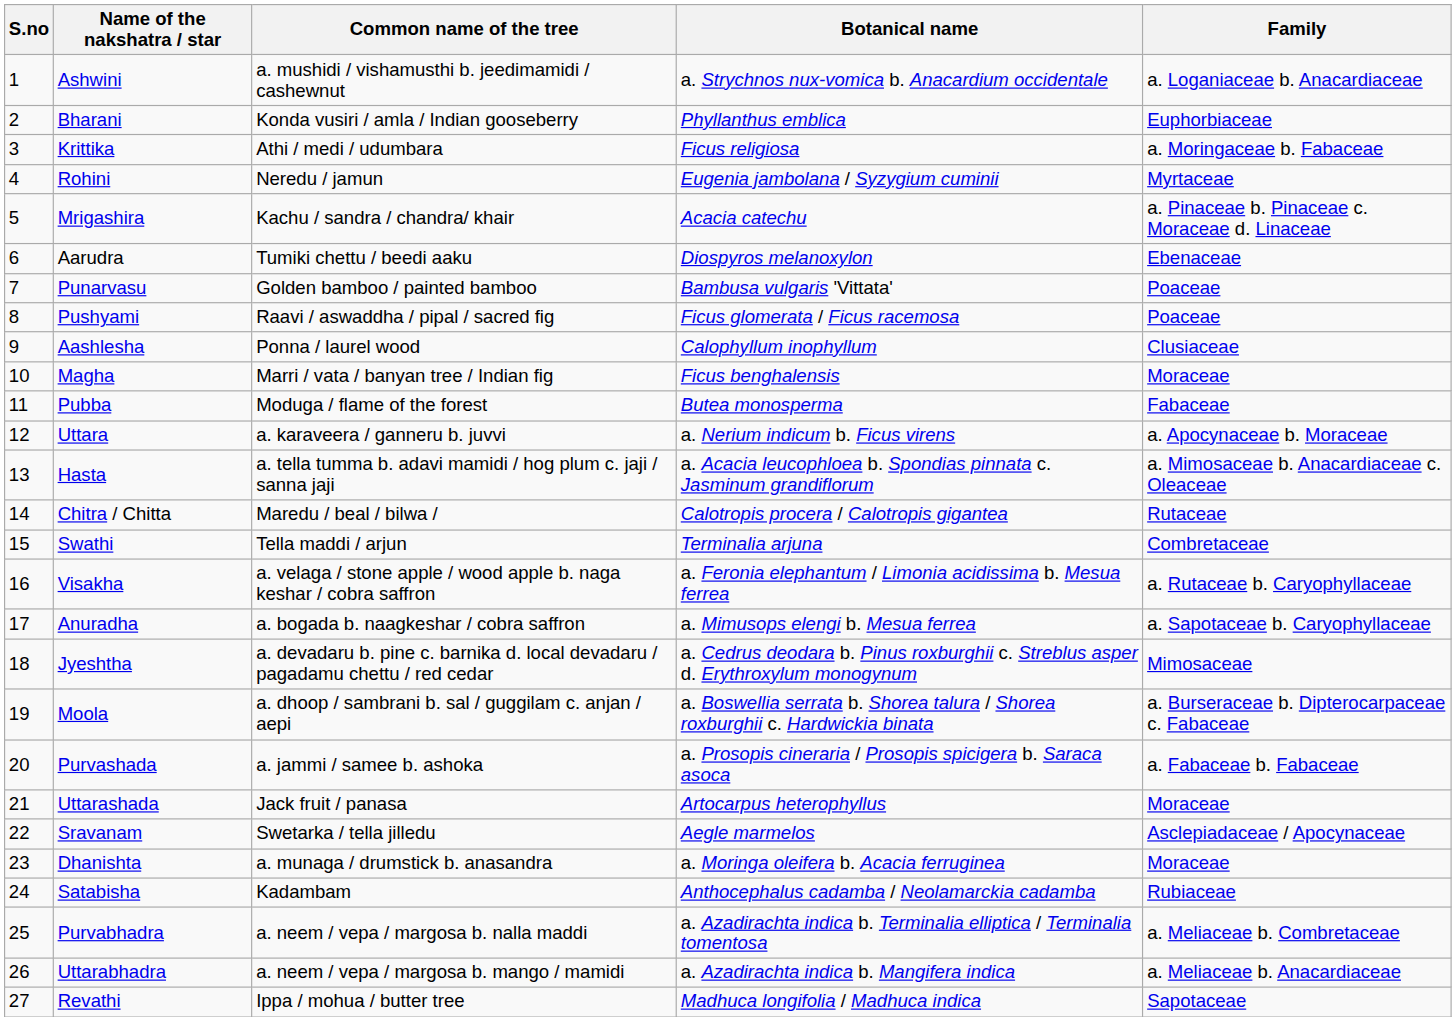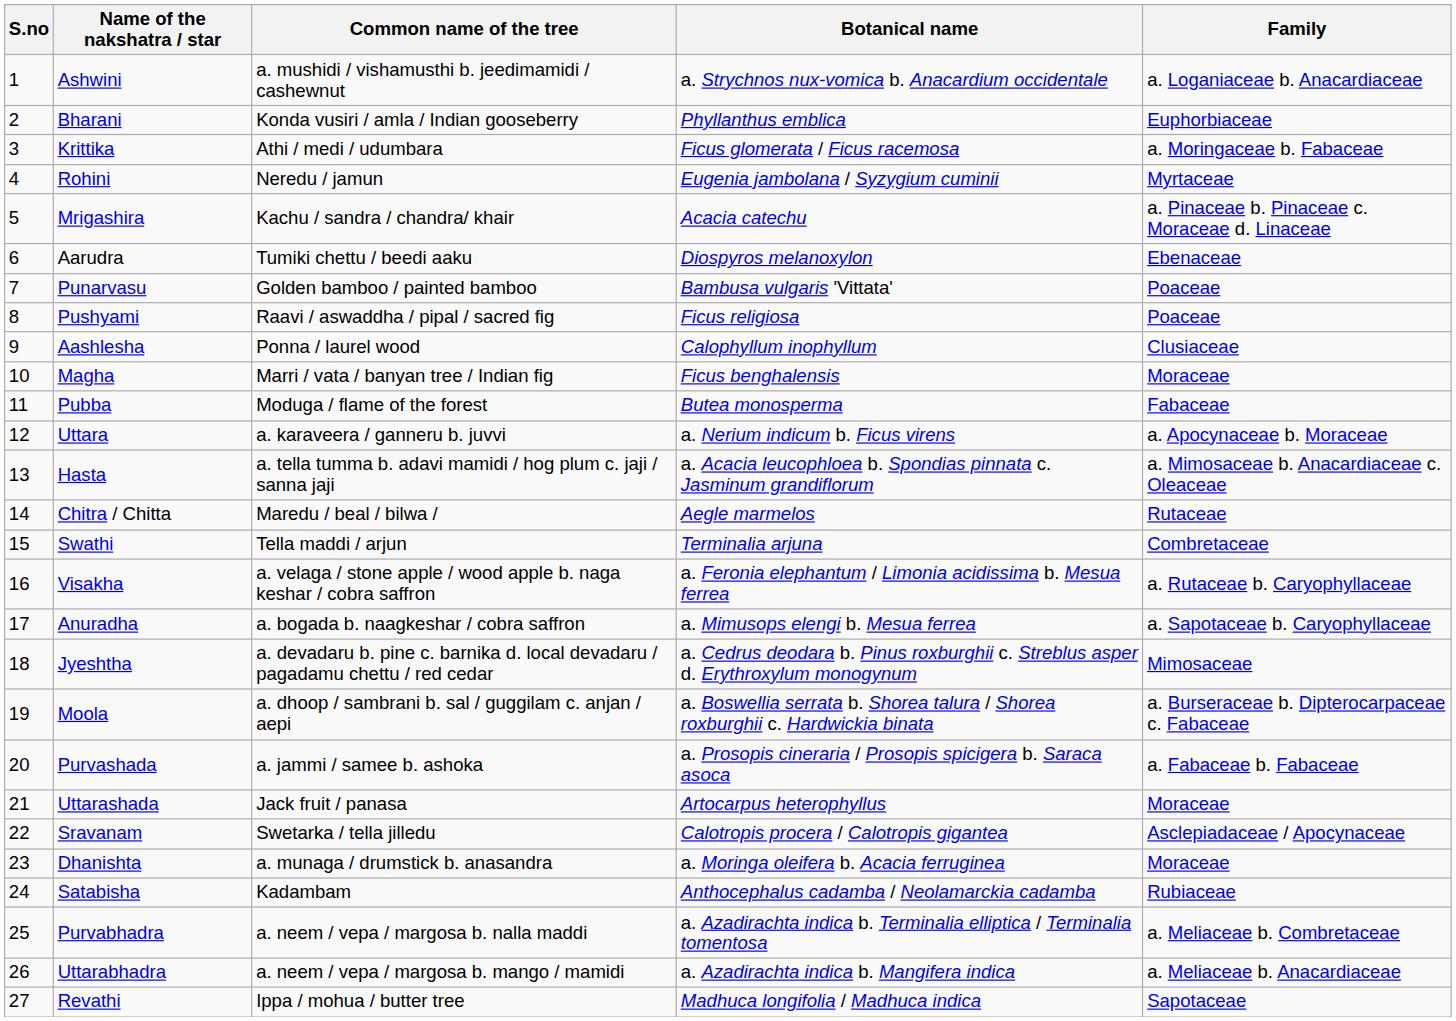(740, 149) Ficus religiosa -> (820, 149) Ficus glomerata / Ficus racemosa
(820, 317) Ficus glomerata / Ficus racemosa -> (740, 317) Ficus religiosa
(844, 514) Calotropis procera / Calotropis gigantea -> (748, 514) Aegle marmelos
(748, 833) Aegle marmelos -> (844, 833) Calotropis procera / Calotropis gigantea
